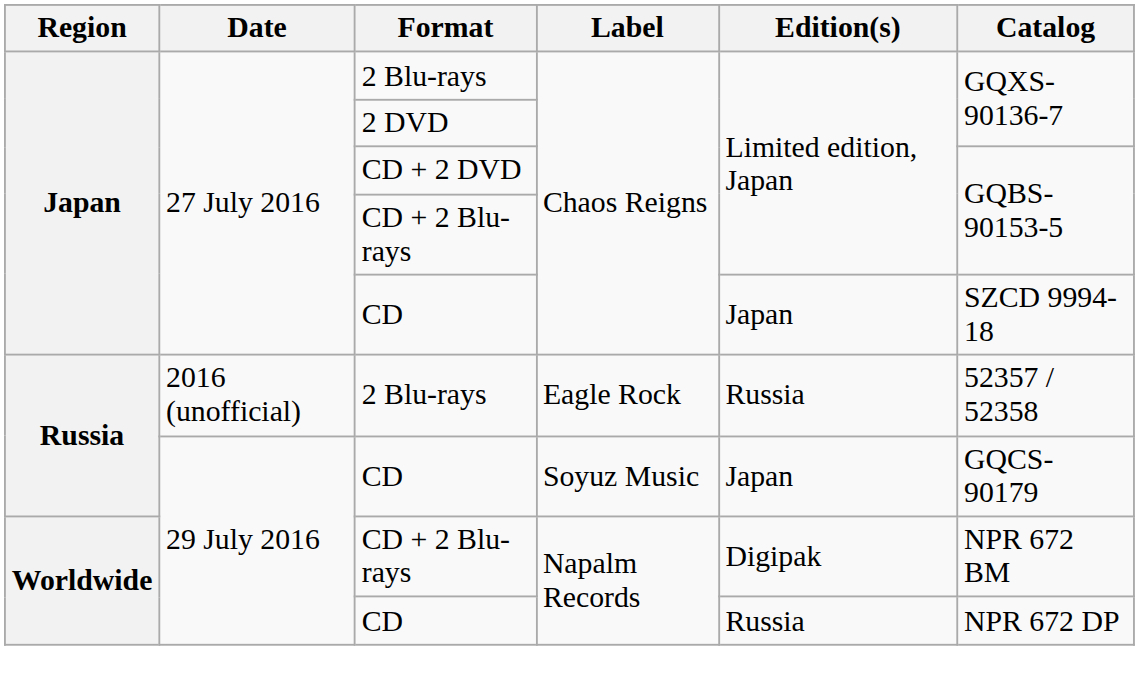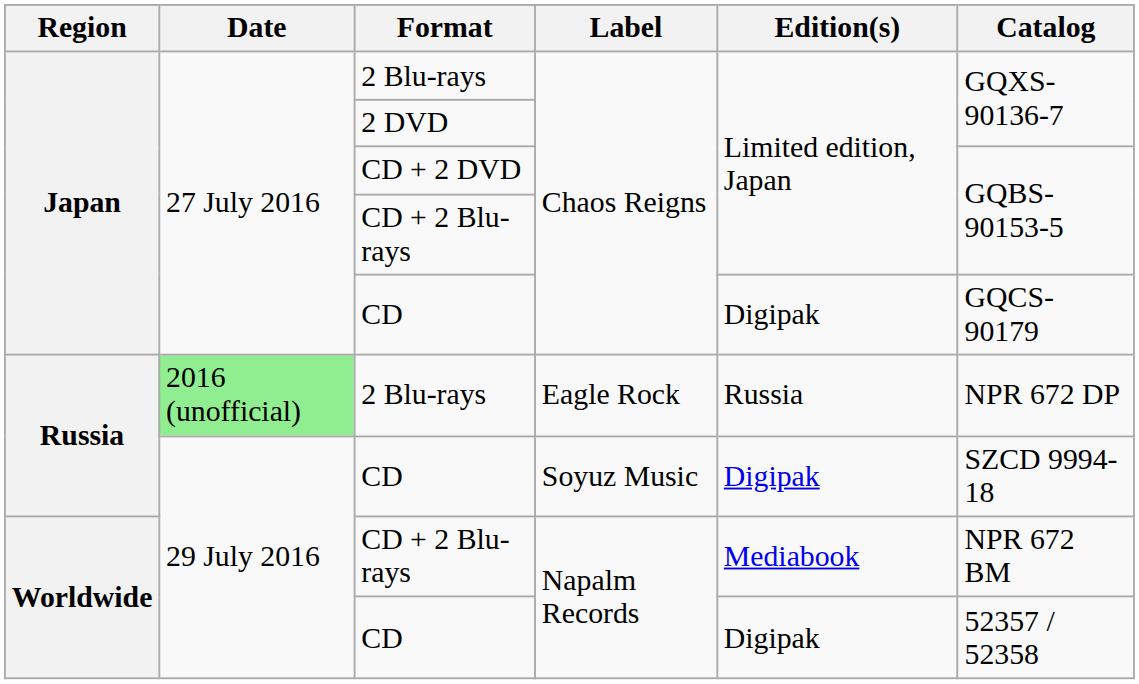(759, 314) Japan -> (772, 314) Digipak
(1040, 314) SZCD 9994-18 -> (1009, 314) GQCS-90179
(234, 394) no background -> (234, 394) lightgreen background
(1009, 394) 52357 / 52358 -> (1042, 394) NPR 672 DP
(759, 475) Japan -> (772, 475) Digipak
(1009, 475) GQCS-90179 -> (1041, 475) SZCD 9994-18
(773, 556) Digipak -> (792, 556) Mediabook
(765, 620) Russia -> (772, 637) Digipak
(1042, 620) NPR 672 DP -> (1010, 637) 52357 / 52358
